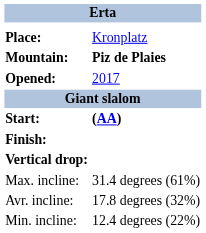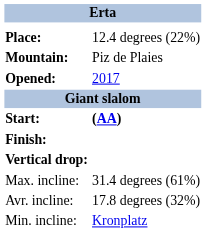(120, 37) Kronplatz -> (146, 37) 12.4 degrees (22%)
(129, 58) bold -> (127, 58) normal
(146, 221) 12.4 degrees (22%) -> (120, 221) Kronplatz
